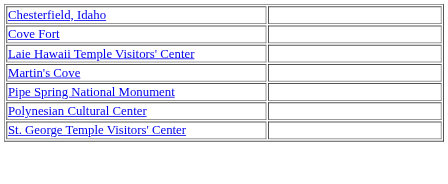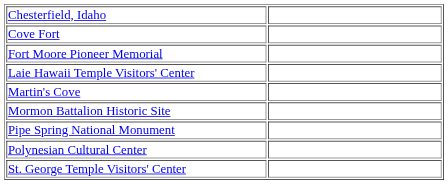+ row: (85, 53)
+ row: (89, 111)
